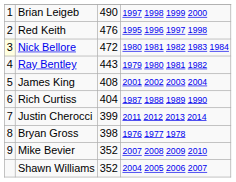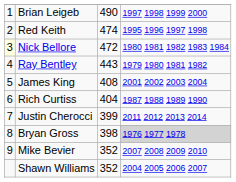(109, 30) 476 -> (109, 30) 474
(154, 134) no background -> (154, 134) lightgrey background
